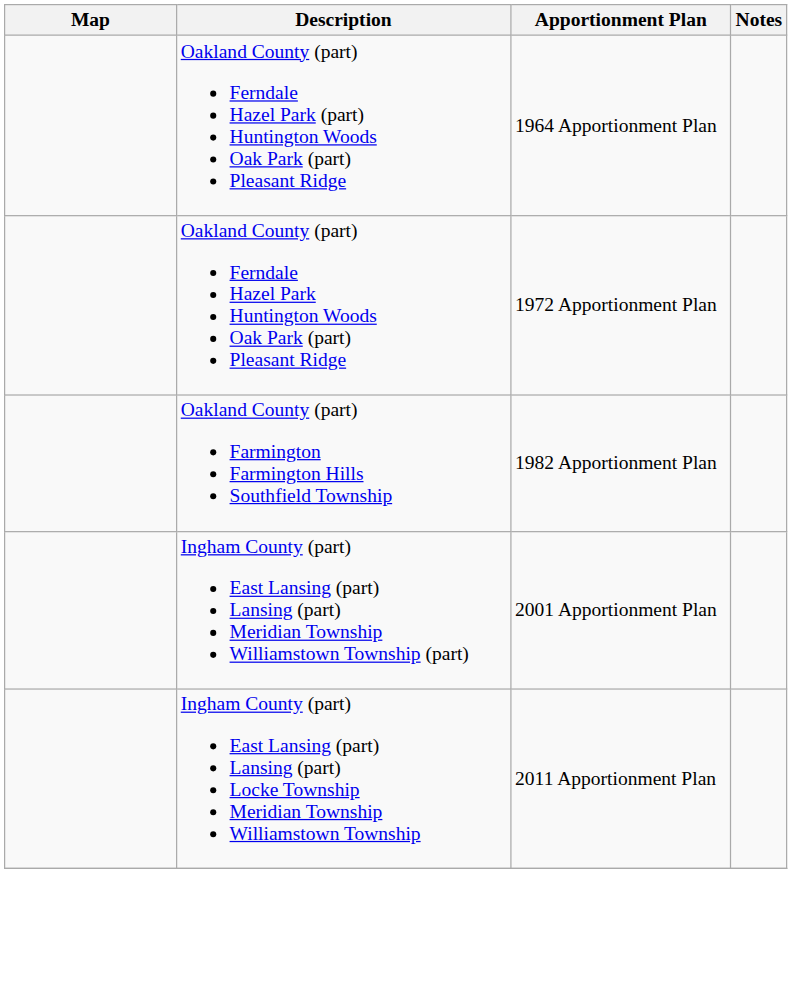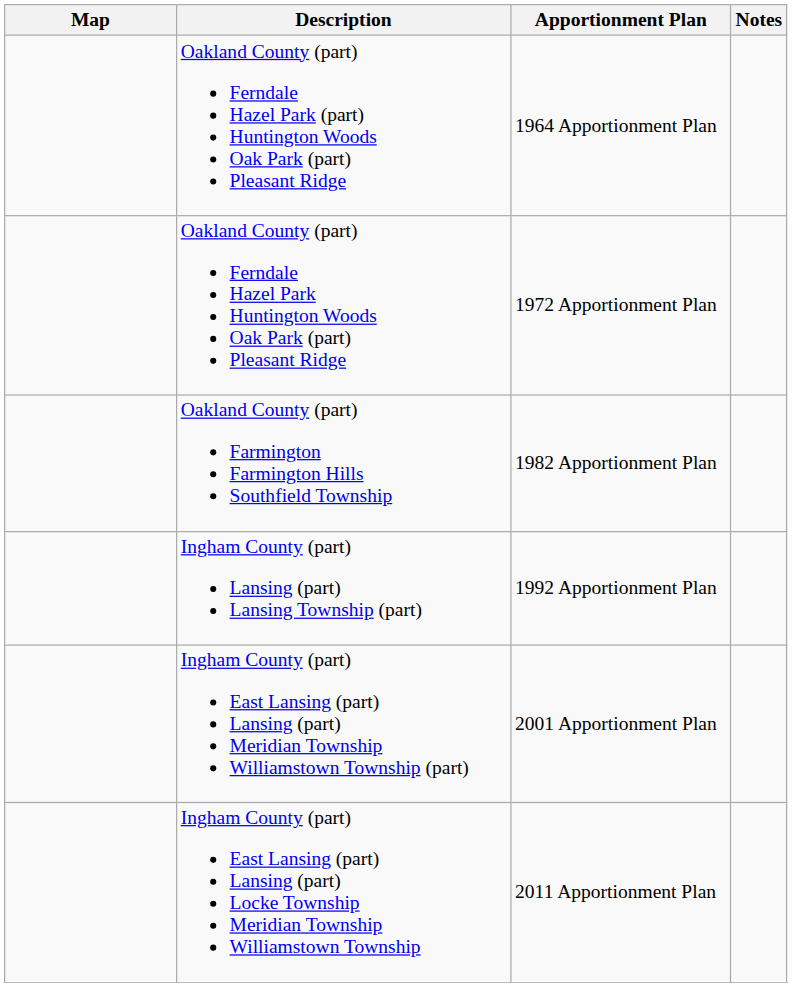+ row: (343, 578)
